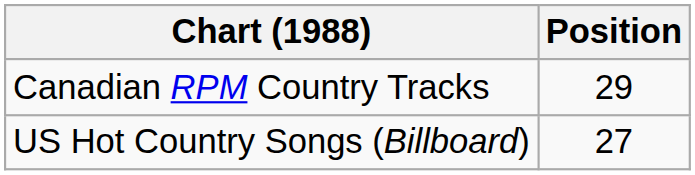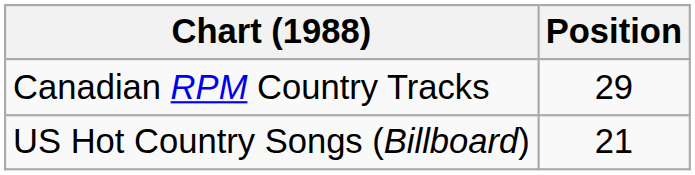(614, 141) 27 -> (614, 141) 21
